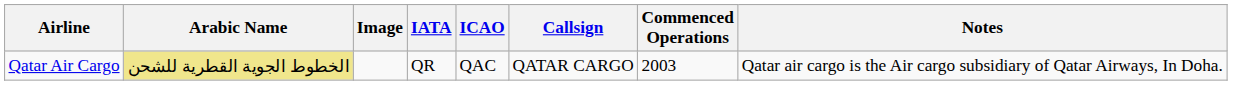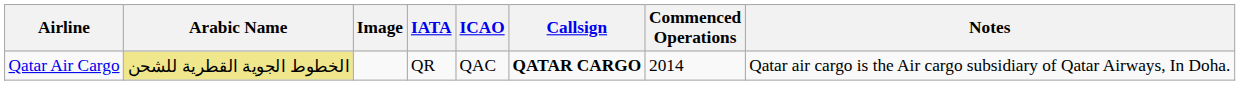(573, 65) normal -> (577, 65) bold
(659, 65) 2003 -> (666, 65) 2014
